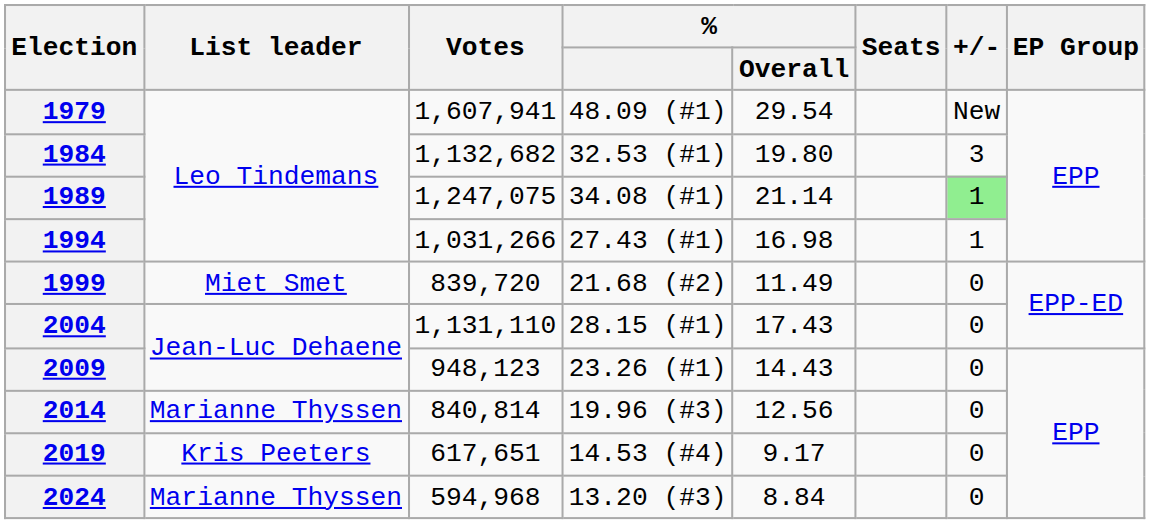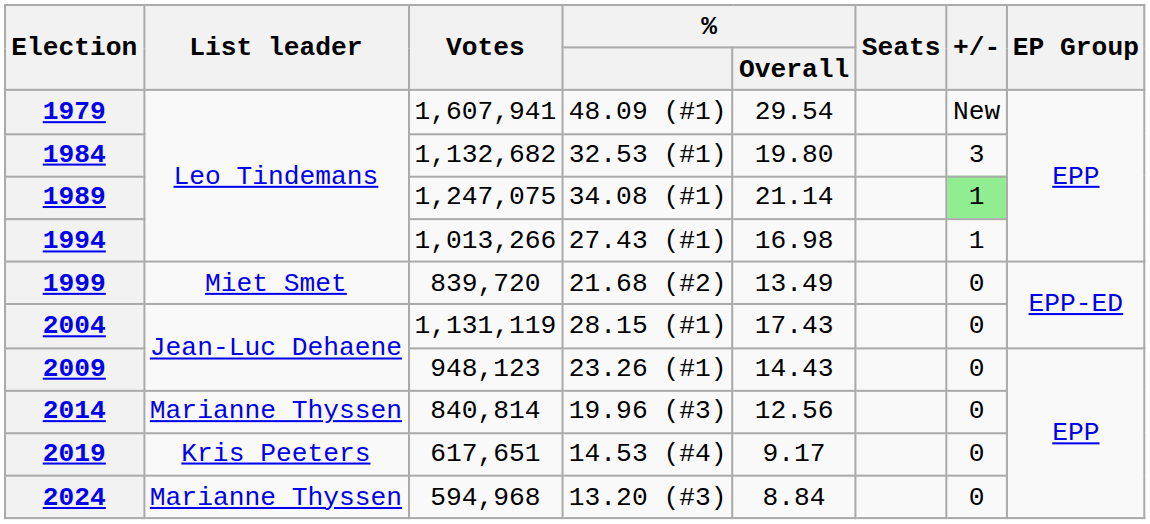(485, 240) 1,031,266 -> (485, 240) 1,013,266
(794, 283) 11.49 -> (794, 283) 13.49
(485, 326) 1,131,110 -> (485, 326) 1,131,119
